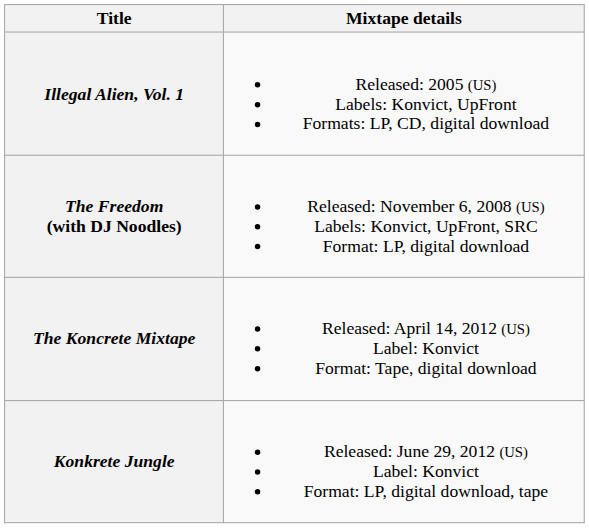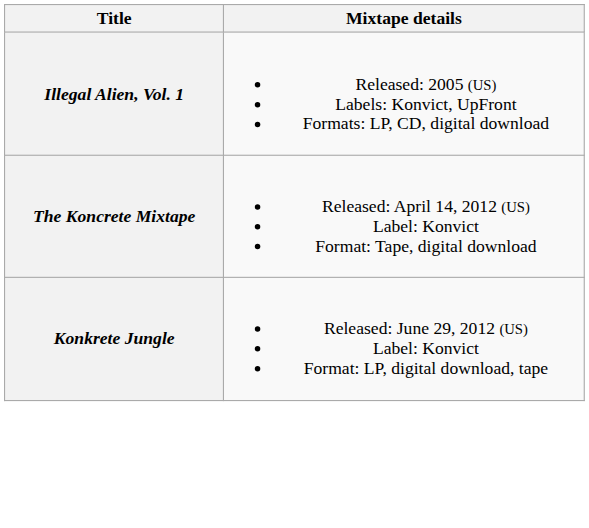- row: (114, 216)
